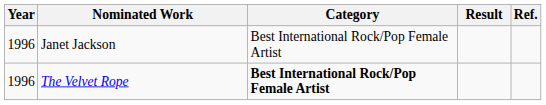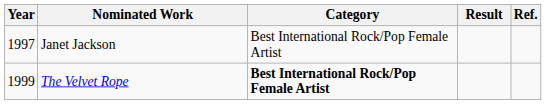(21, 44) 1996 -> (21, 44) 1997
(21, 81) 1996 -> (21, 81) 1999
